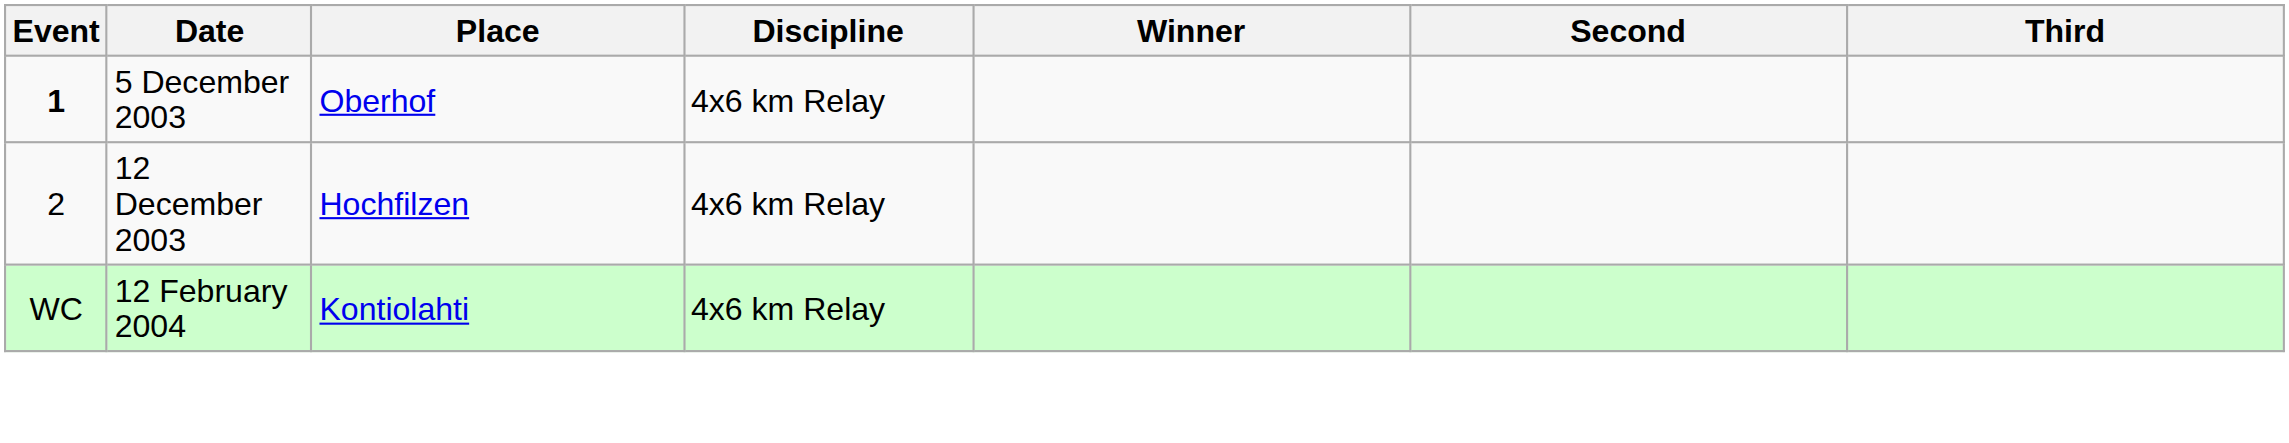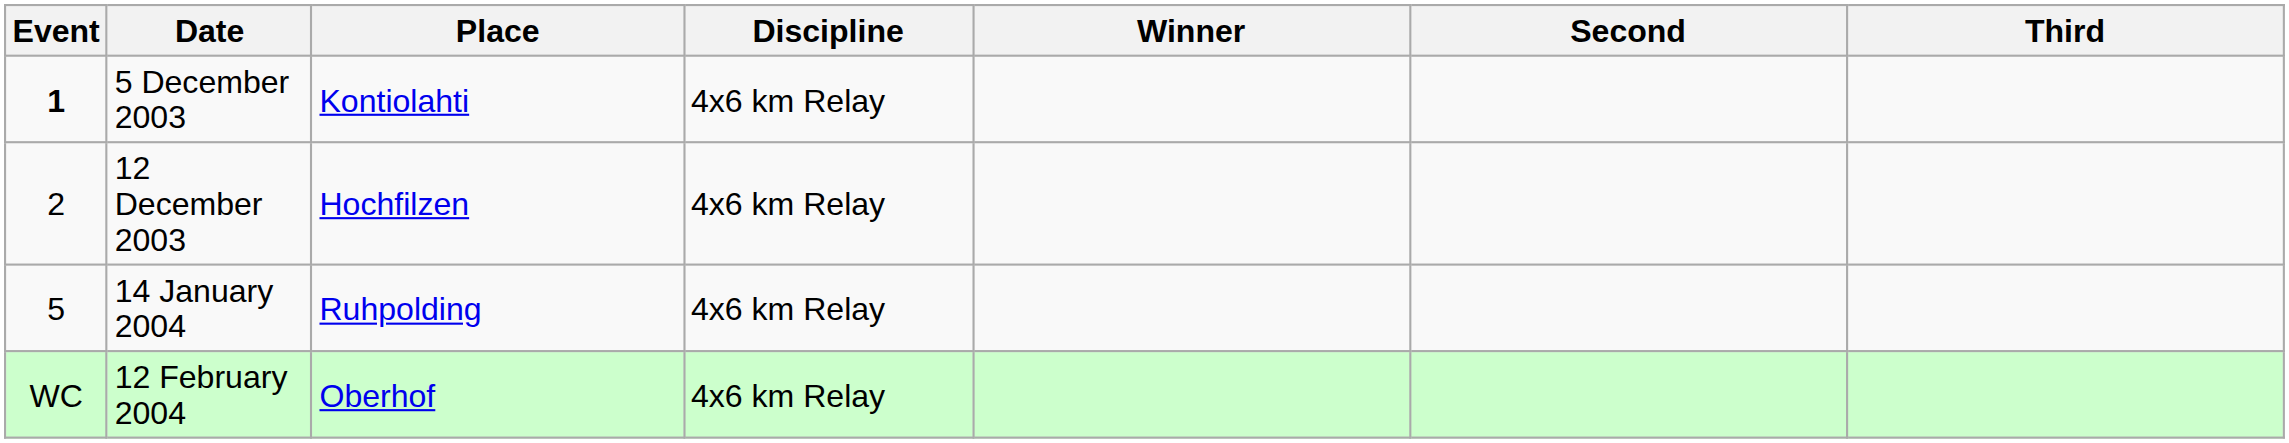(377, 99) Oberhof -> (394, 99) Kontiolahti
+ row: (194, 308)
(394, 308) Kontiolahti -> (377, 395) Oberhof
